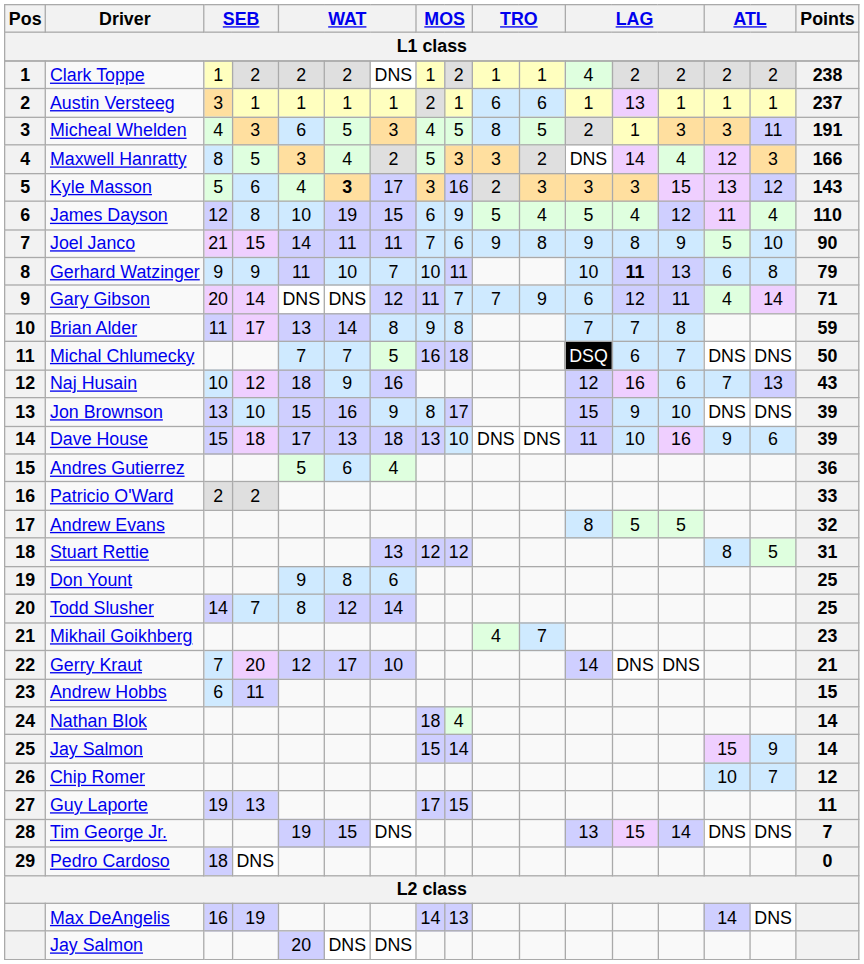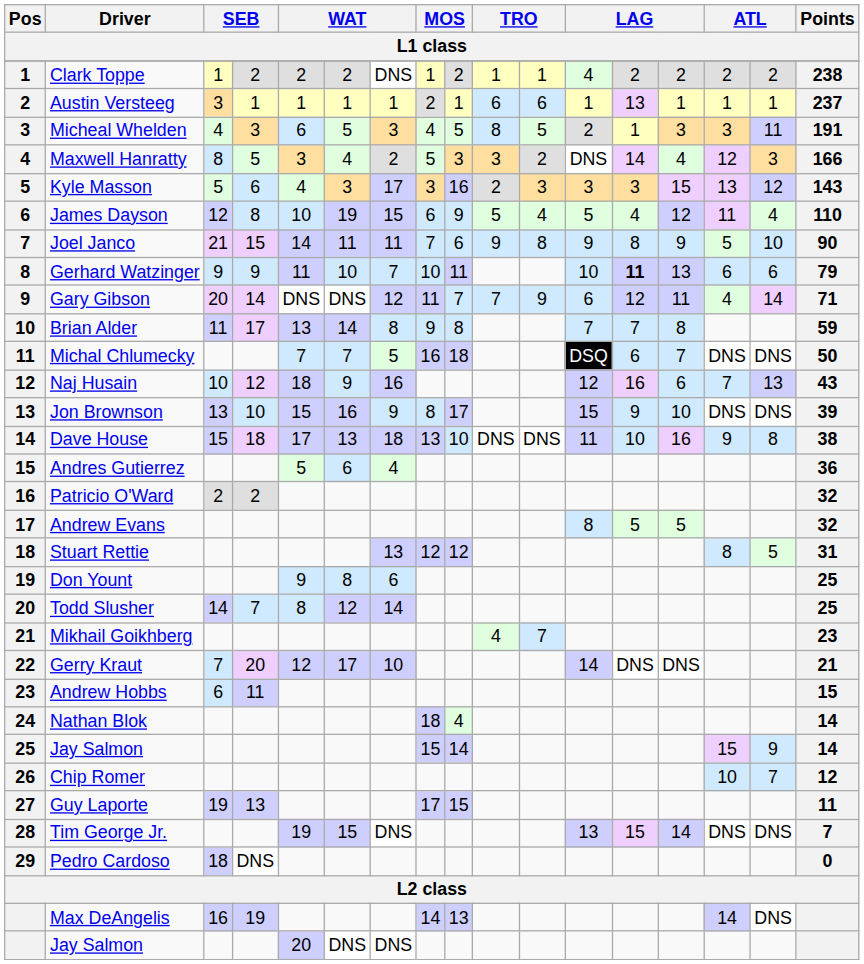(347, 187) bold -> (347, 187) normal
(773, 271) 8 -> (773, 271) 6
(773, 440) 6 -> (773, 440) 8
(828, 440) 39 -> (828, 440) 38
(828, 496) 33 -> (828, 496) 32
